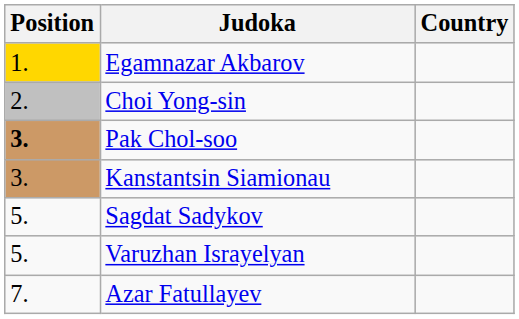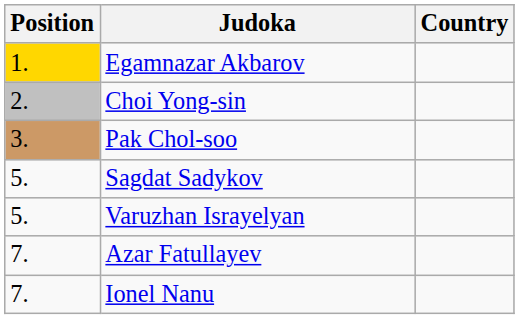(19, 139) bold -> (19, 139) normal
- row: (218, 178)
+ row: (160, 293)
